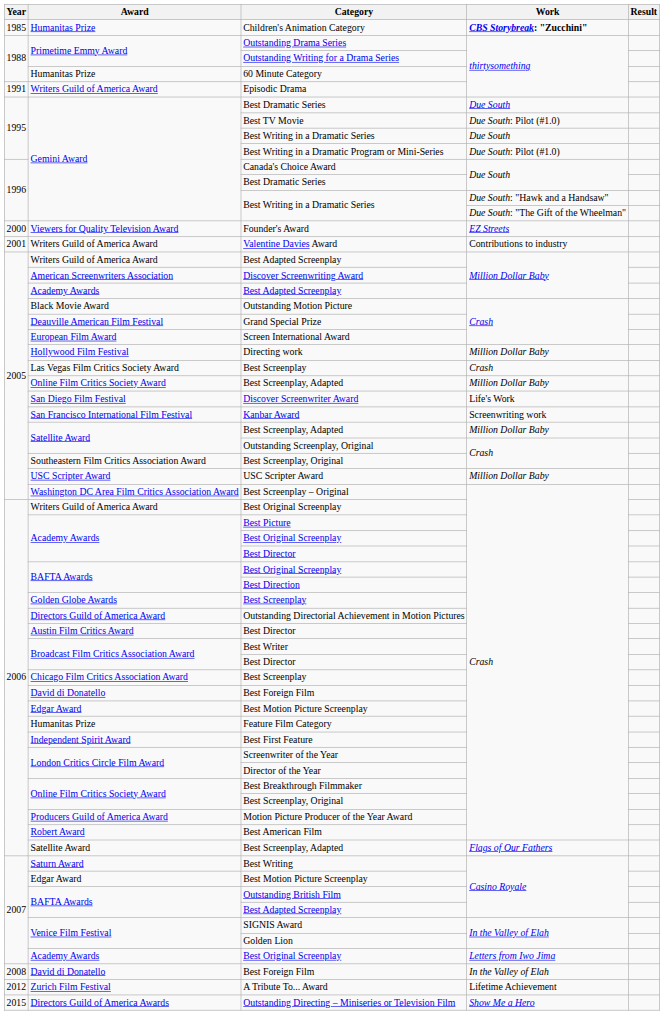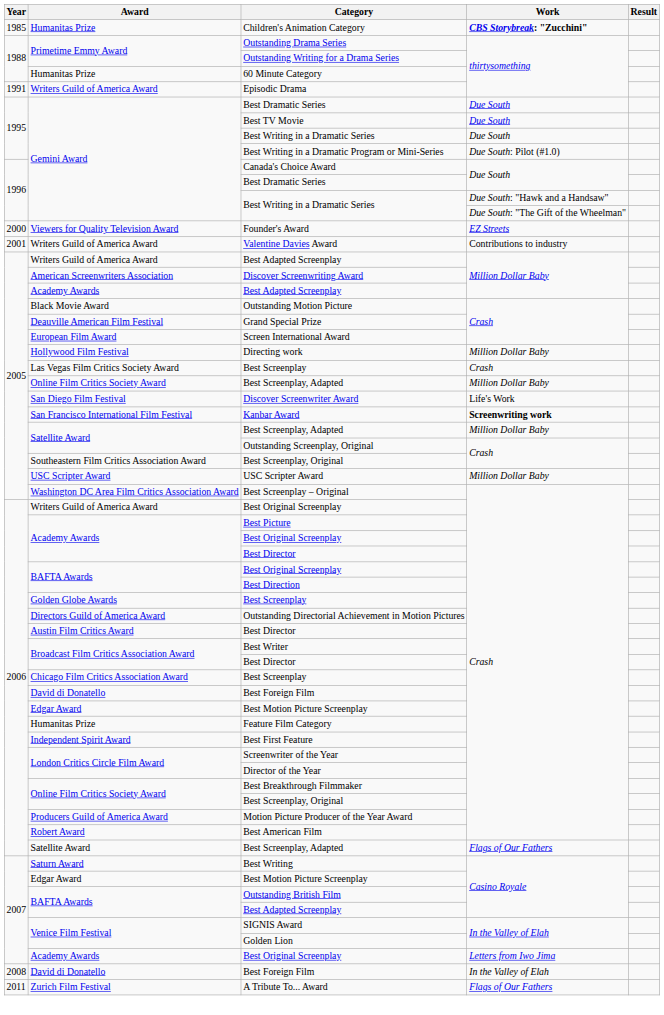(514, 120) Due South: Pilot (#1.0) -> (490, 120) Due South
(508, 414) normal -> (510, 414) bold
(16, 987) 2012 -> (16, 987) 2011
(513, 987) Lifetime Achievement -> (511, 987) Flags of Our Fathers
- row: (100, 1002)
